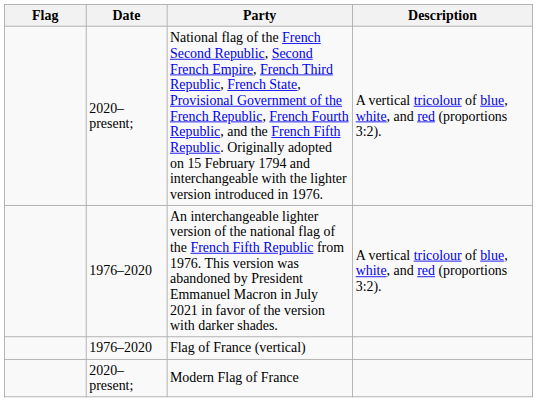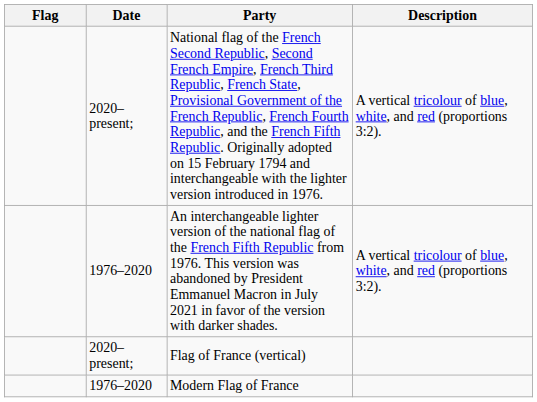(121, 347) 1976–2020 -> (111, 355) 2020–present;
(111, 377) 2020–present; -> (121, 385) 1976–2020
